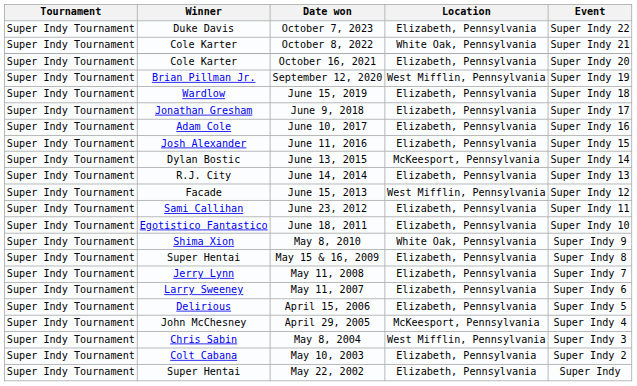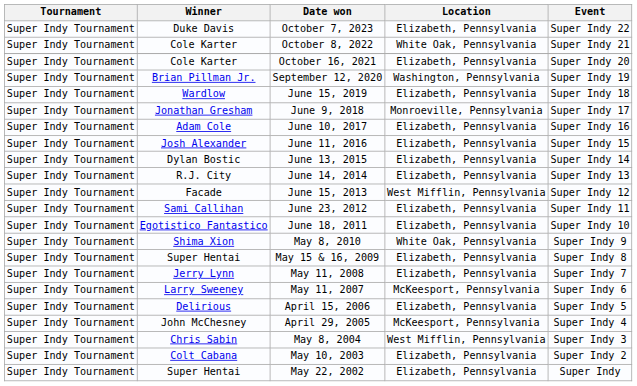(466, 78) West Mifflin, Pennsylvania -> (466, 78) Washington, Pennsylvania
(466, 111) Elizabeth, Pennsylvania -> (466, 111) Monroeville, Pennsylvania
(466, 160) McKeesport, Pennsylvania -> (466, 160) Elizabeth, Pennsylvania
(466, 291) Elizabeth, Pennsylvania -> (466, 291) McKeesport, Pennsylvania
